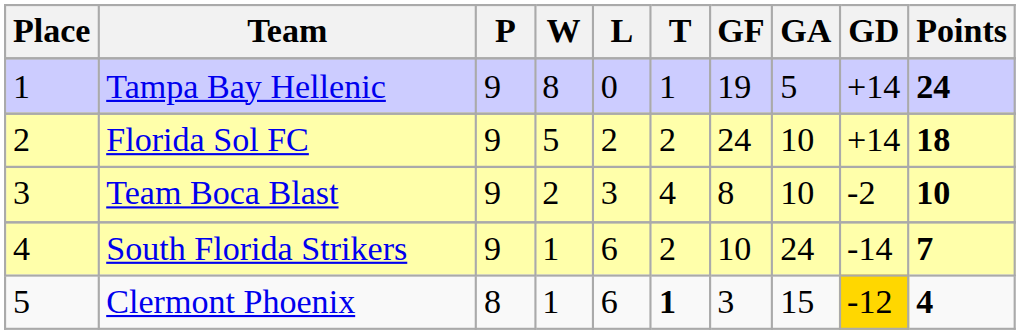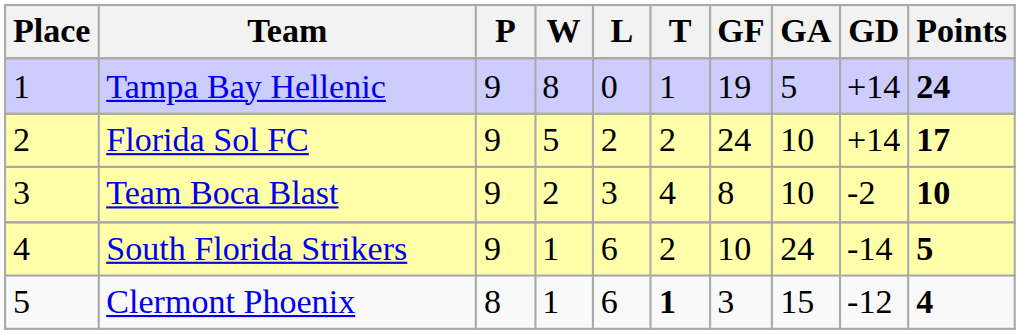(933, 139) 18 -> (933, 139) 17
(925, 247) 7 -> (925, 247) 5
(870, 301) gold background -> (870, 301) no background
